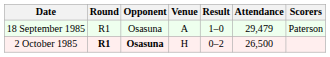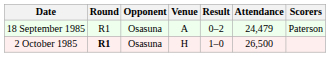(216, 28) 1–0 -> (216, 28) 0–2
(259, 28) 29,479 -> (259, 28) 24,479
(145, 44) bold -> (145, 44) normal
(216, 44) 0–2 -> (216, 44) 1–0
